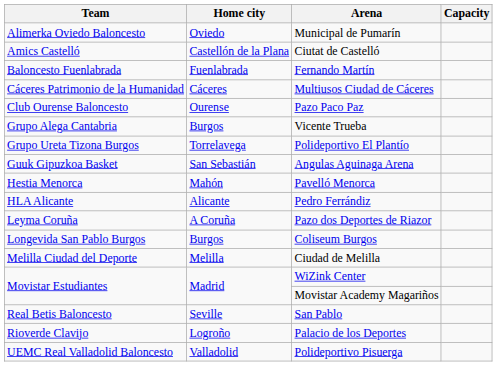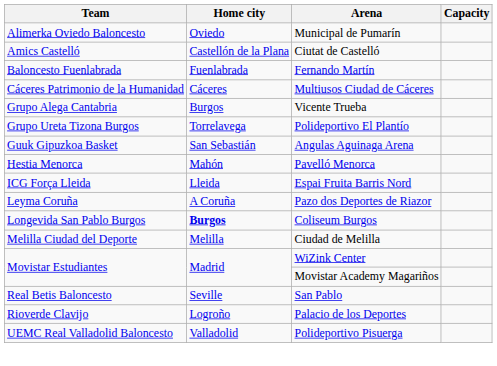- row: (329, 107)
- row: (333, 201)
+ row: (353, 182)
(206, 239) normal -> (208, 220) bold
